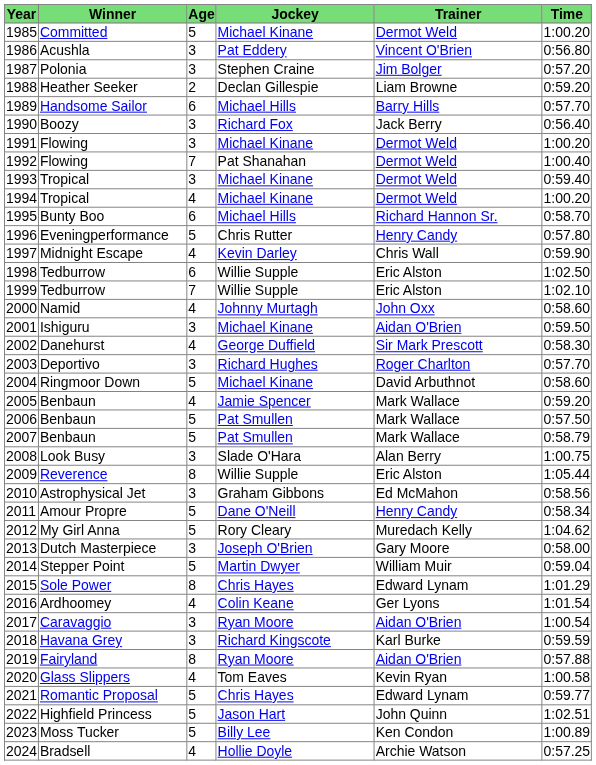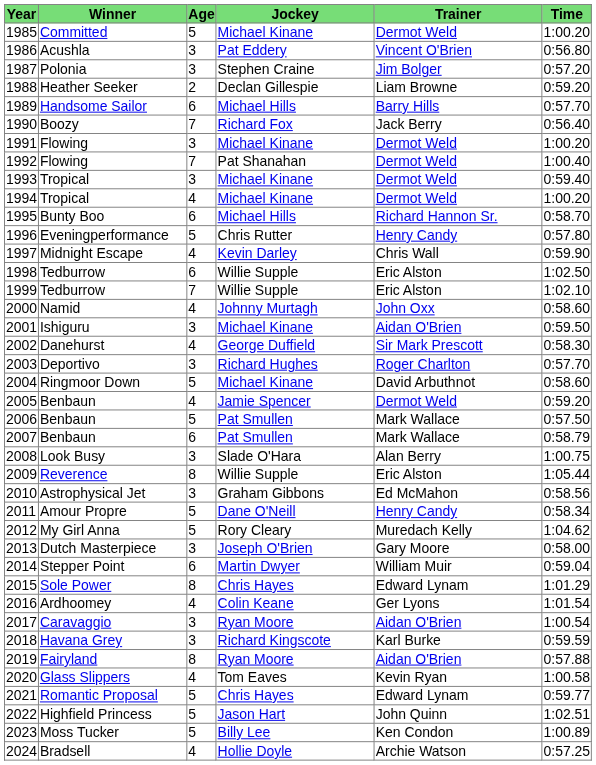(192, 124) 3 -> (192, 124) 7
(418, 401) Mark Wallace -> (416, 401) Dermot Weld
(192, 438) 5 -> (192, 438) 6
(192, 567) 5 -> (192, 567) 6
